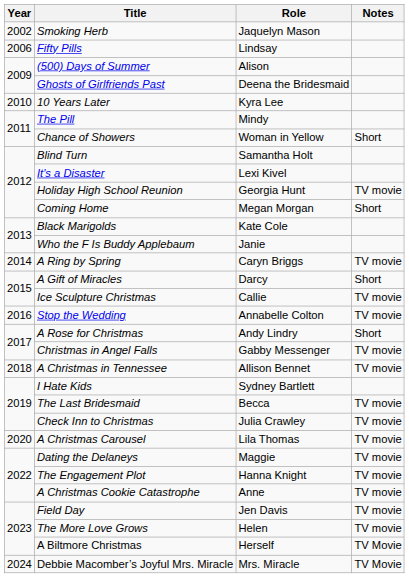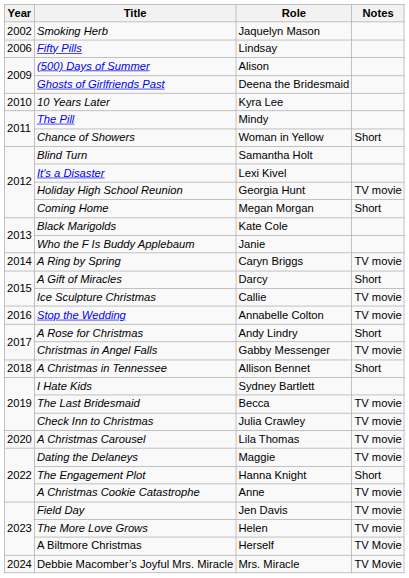(378, 368) TV movie -> (368, 368) Short
(378, 475) TV movie -> (368, 475) Short
